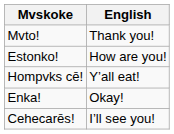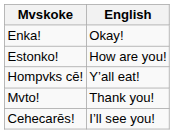rows swapped: (23, 35) <-> (24, 98)
